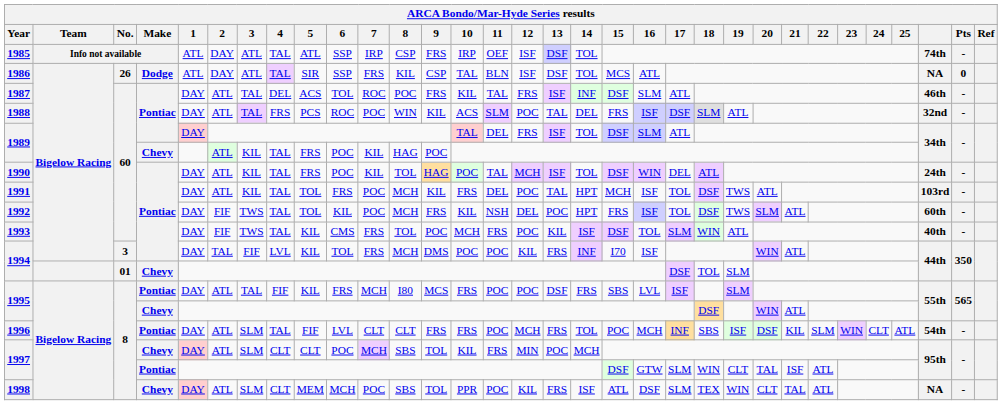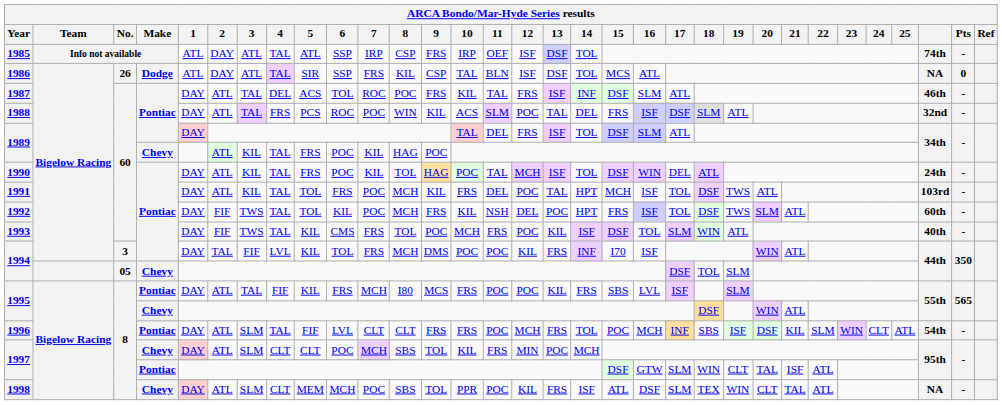(125, 271) 01 -> (125, 271) 05
(557, 290) DSF -> (557, 290) KIL
